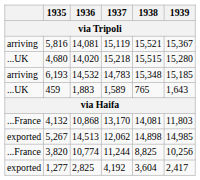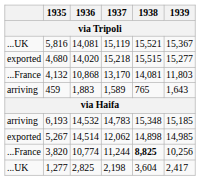(22, 43) arriving -> (18, 43) ...UK
(18, 59) ...UK -> (24, 59) exported
(180, 59) 15,280 -> (180, 59) 15,277
rows swapped: (57, 121) <-> (57, 74)
(18, 90) ...UK -> (22, 90) arriving
(85, 136) 14,513 -> (85, 136) 14,514
(146, 152) normal -> (146, 152) bold
(24, 167) exported -> (18, 167) ...UK
(114, 167) 4,192 -> (114, 167) 2,198
